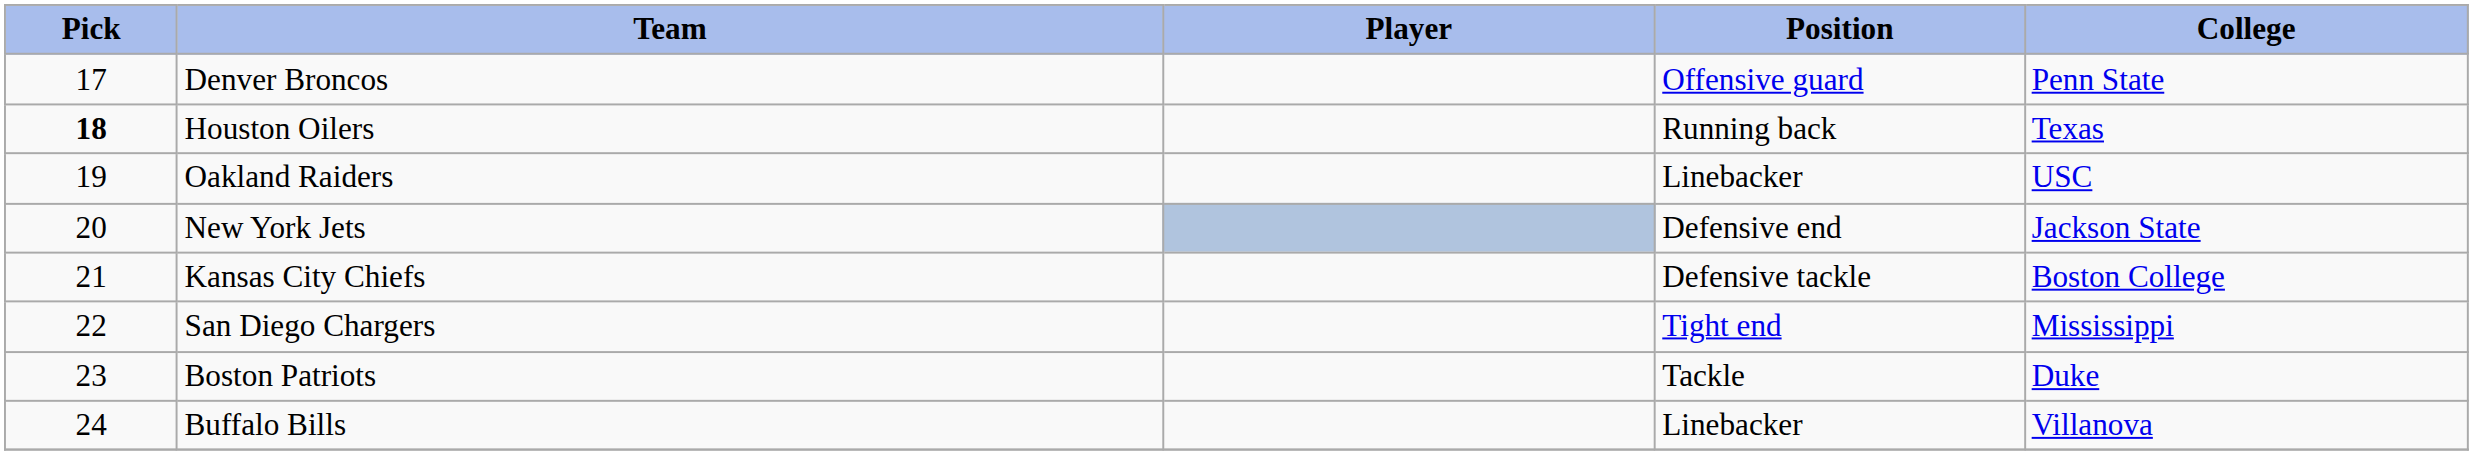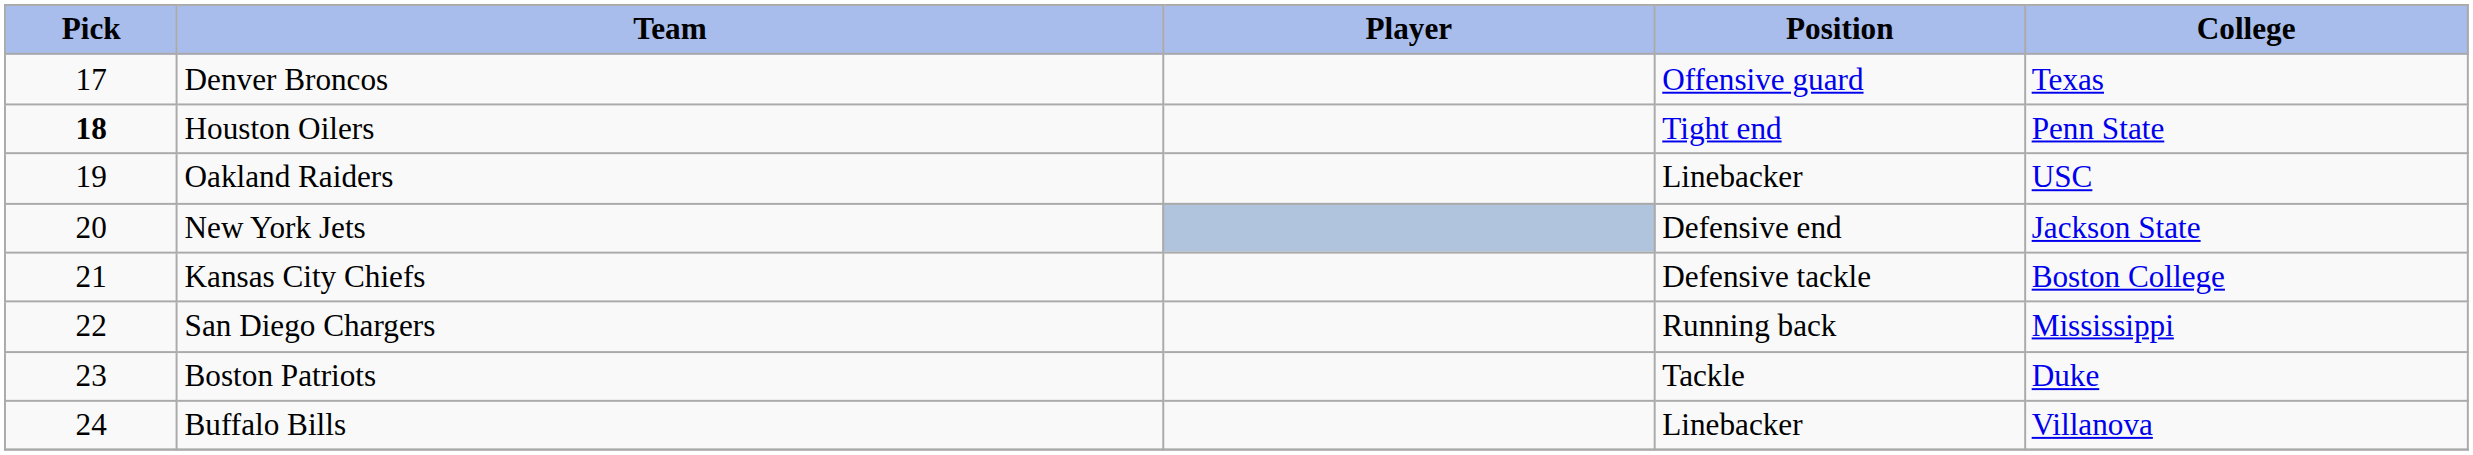(2098, 78) Penn State -> (2068, 78) Texas
(1749, 128) Running back -> (1722, 128) Tight end
(2068, 128) Texas -> (2098, 128) Penn State
(1722, 326) Tight end -> (1749, 326) Running back
